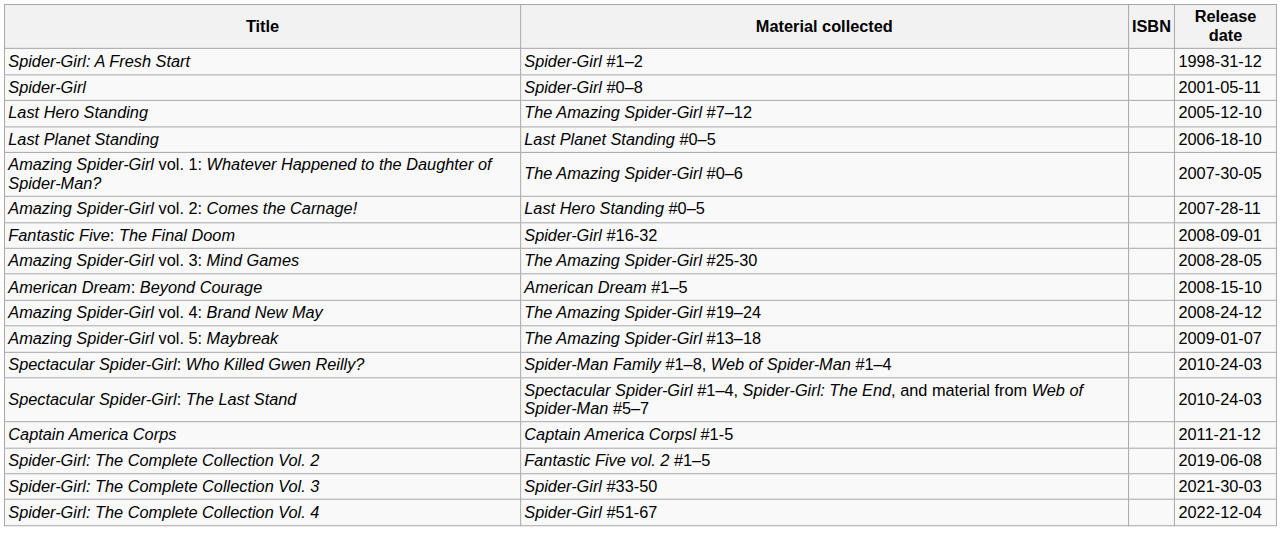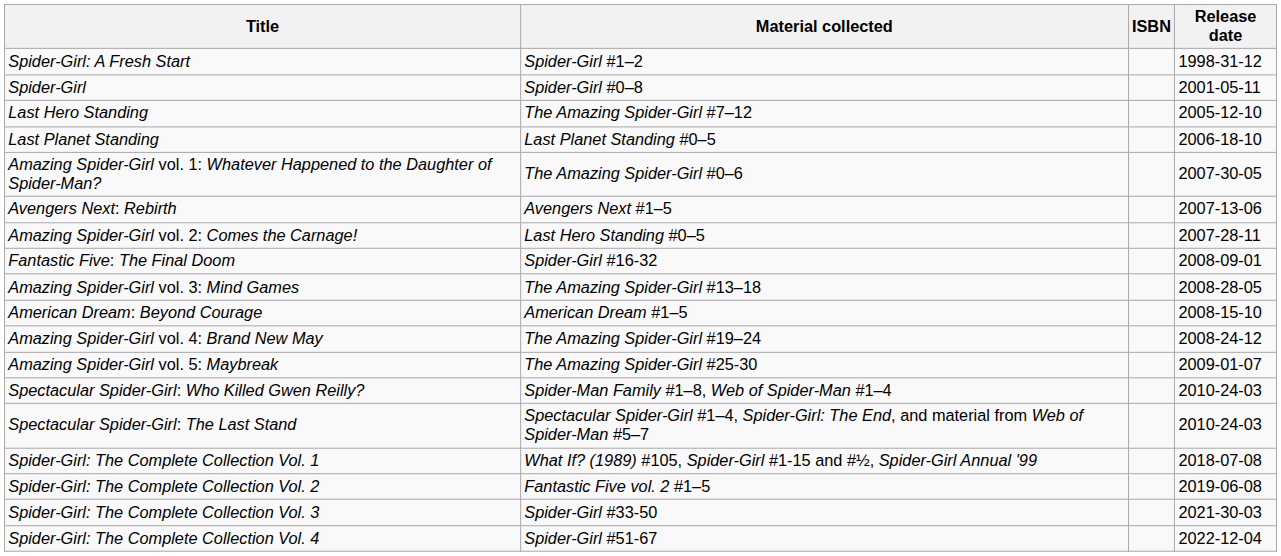+ row: (92, 209)
(641, 261) The Amazing Spider-Girl #25-30 -> (643, 287) The Amazing Spider-Girl #13–18
(643, 338) The Amazing Spider-Girl #13–18 -> (641, 364) The Amazing Spider-Girl #25-30
- row: (92, 434)
+ row: (164, 460)
